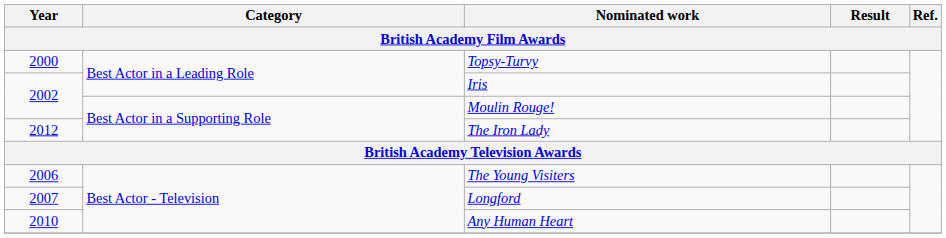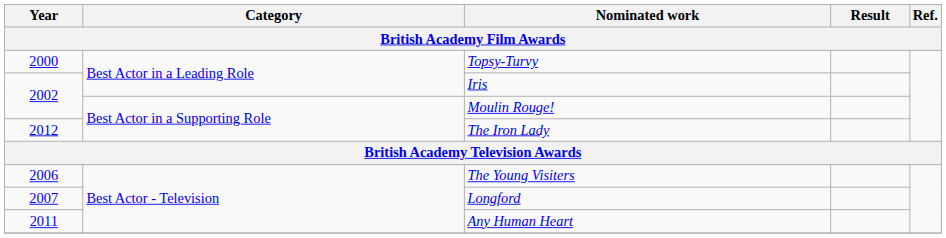(44, 221) 2010 -> (44, 221) 2011
